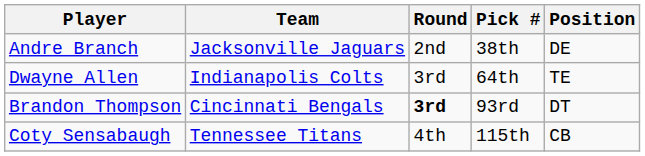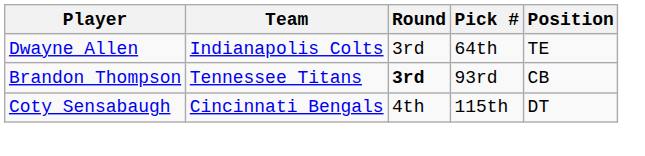- row: (74, 49)
(287, 107) Cincinnati Bengals -> (276, 78) Tennessee Titans
(560, 107) DT -> (538, 78) CB
(276, 136) Tennessee Titans -> (287, 107) Cincinnati Bengals
(560, 136) CB -> (538, 107) DT
